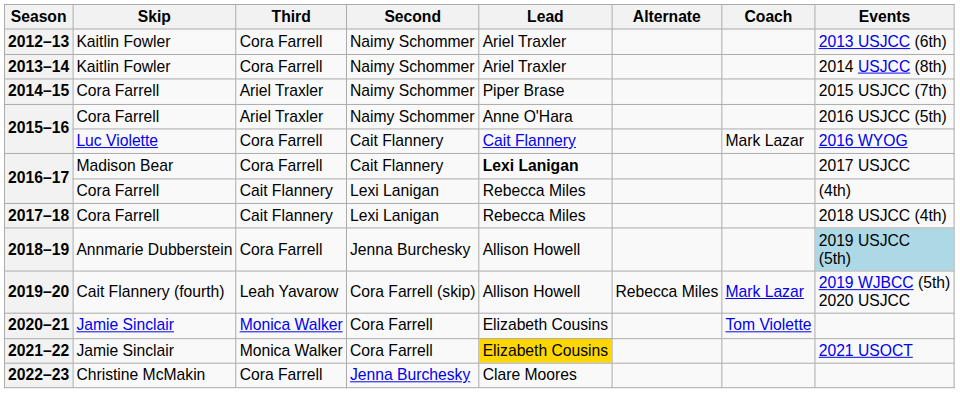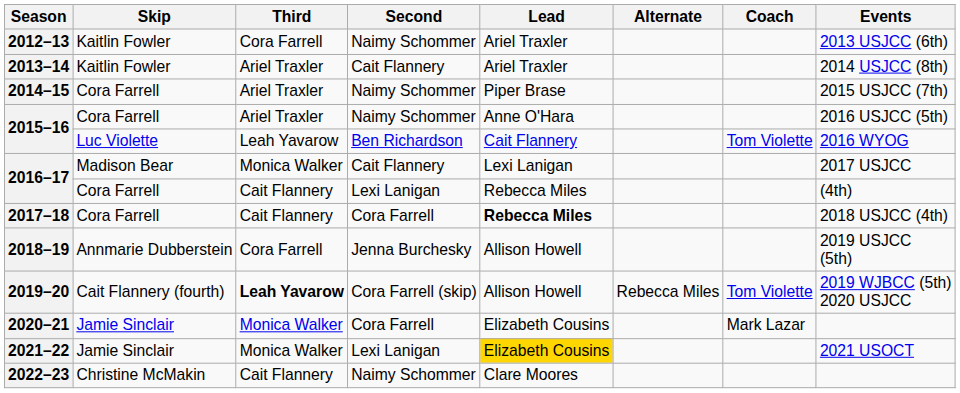(281, 66) Cora Farrell -> (281, 66) Ariel Traxler
(412, 66) Naimy Schommer -> (398, 66) Cait Flannery
(281, 141) Cora Farrell -> (289, 141) Leah Yavarow
(397, 141) Cait Flannery -> (407, 141) Ben Richardson
(765, 141) Mark Lazar -> (770, 141) Tom Violette
(281, 166) Cora Farrell -> (291, 166) Monica Walker
(531, 166) bold -> (528, 166) normal
(394, 215) Lexi Lanigan -> (393, 215) Cora Farrell
(534, 215) normal -> (538, 215) bold
(864, 249) lightblue background -> (866, 249) no background
(289, 292) normal -> (292, 292) bold
(765, 292) Mark Lazar -> (770, 292) Tom Violette
(768, 325) Tom Violette -> (766, 325) Mark Lazar
(391, 350) Cora Farrell -> (396, 350) Lexi Lanigan
(281, 375) Cora Farrell -> (286, 375) Cait Flannery
(410, 375) Jenna Burchesky -> (413, 375) Naimy Schommer
